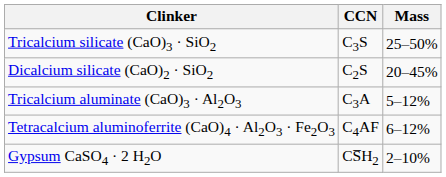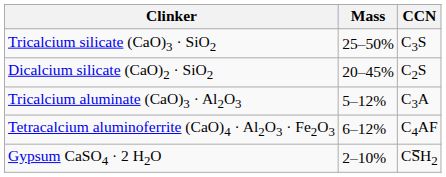columns swapped: (360, 16) <-> (412, 16)
